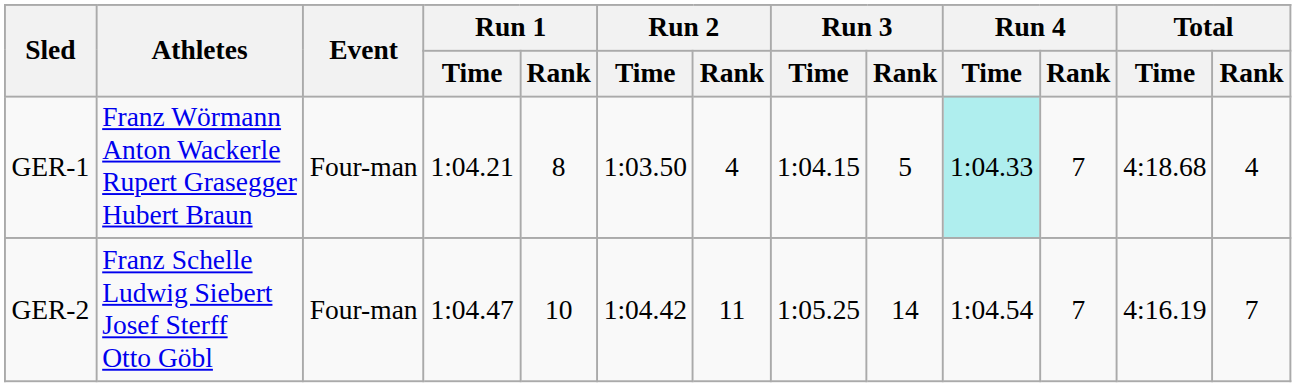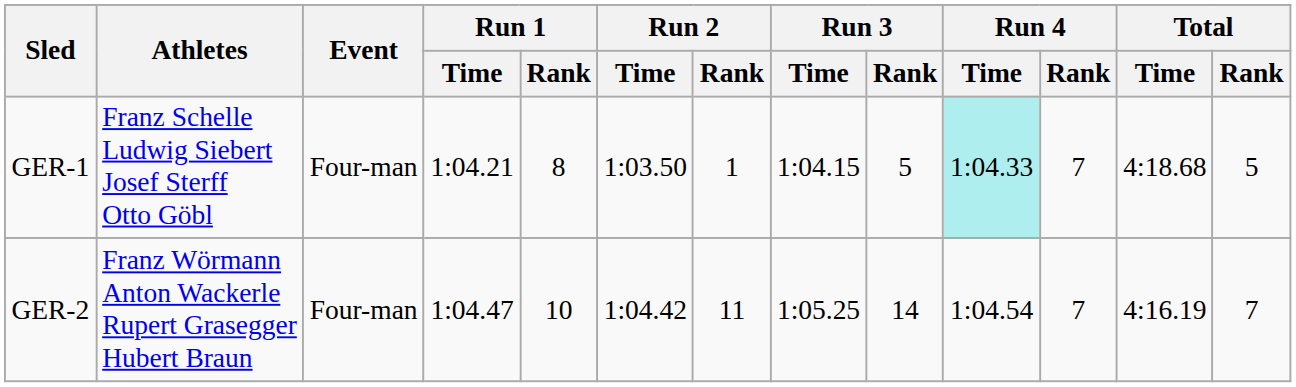(200, 167) Franz Wörmann Anton Wackerle Rupert Grasegger Hubert Braun -> (187, 167) Franz Schelle Ludwig Siebert Josef Sterff Otto Göbl
(732, 167) 4 -> (732, 167) 1
(1252, 167) 4 -> (1252, 167) 5
(187, 309) Franz Schelle Ludwig Siebert Josef Sterff Otto Göbl -> (200, 309) Franz Wörmann Anton Wackerle Rupert Grasegger Hubert Braun
